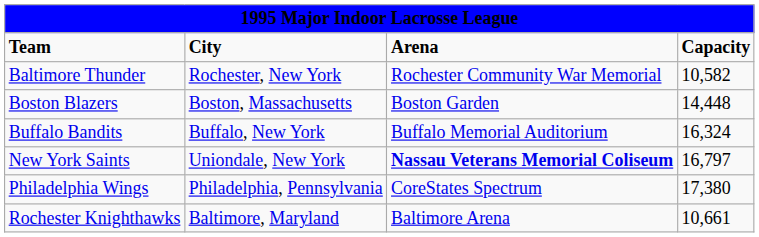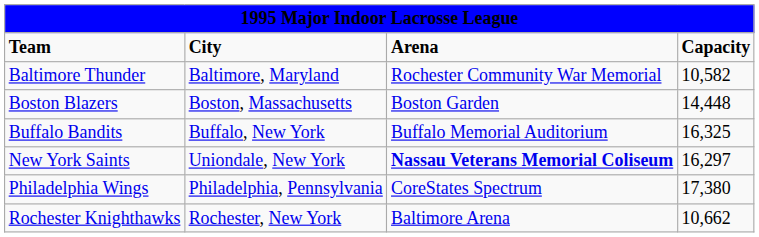(265, 75) Rochester, New York -> (264, 75) Baltimore, Maryland
(706, 132) 16,324 -> (706, 132) 16,325
(706, 160) 16,797 -> (706, 160) 16,297
(264, 217) Baltimore, Maryland -> (265, 217) Rochester, New York
(706, 217) 10,661 -> (706, 217) 10,662
